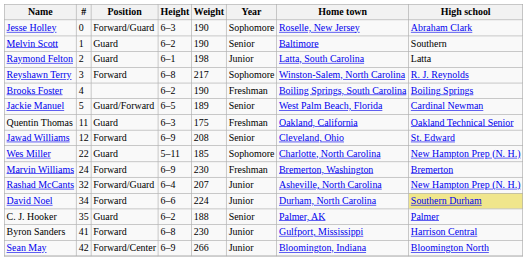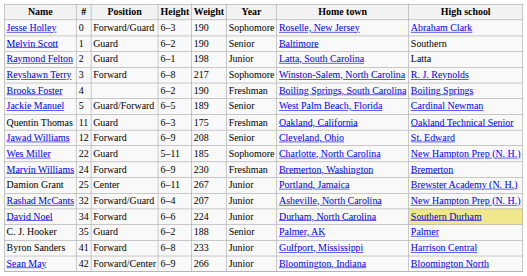+ row: (35, 185)
(201, 232) 230 -> (201, 248) 233
